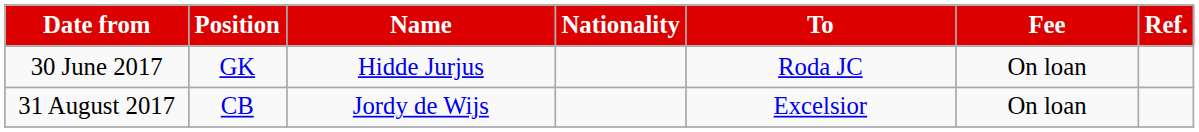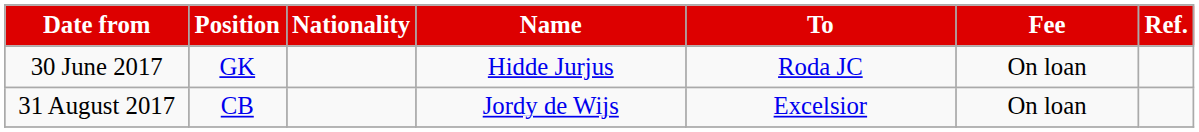columns swapped: (621, 25) <-> (421, 25)
